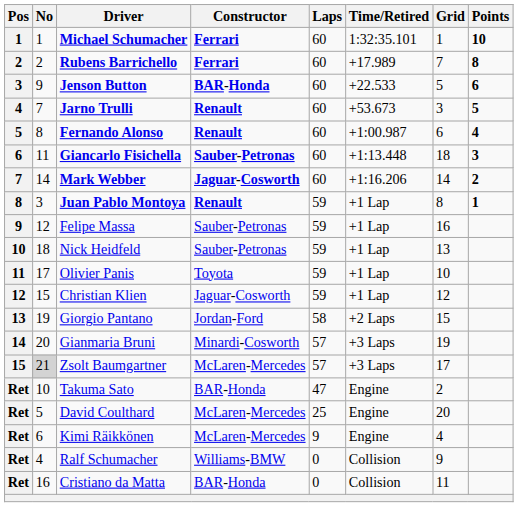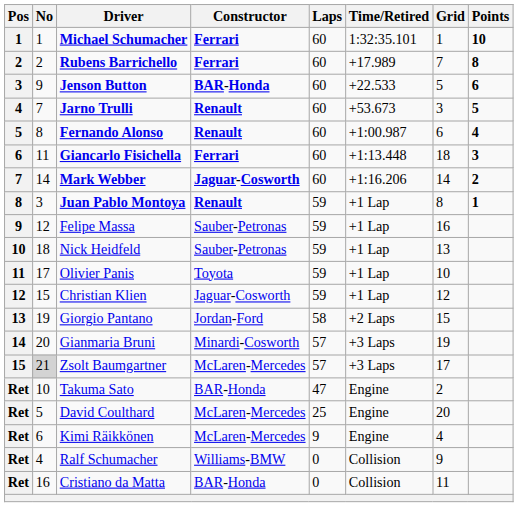(244, 155) Sauber-Petronas -> (216, 155) Ferrari
